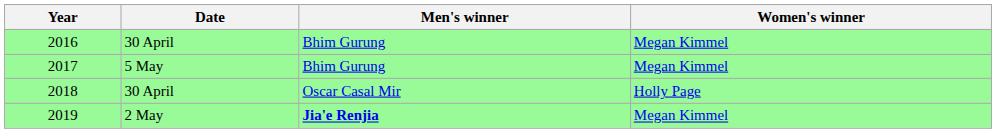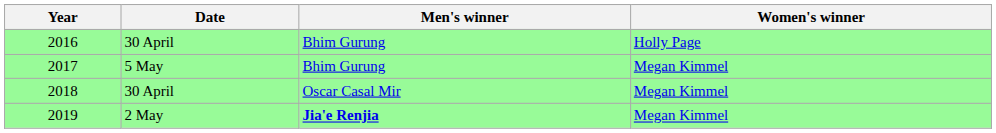(681, 41) Megan Kimmel -> (667, 41) Holly Page
(667, 91) Holly Page -> (681, 91) Megan Kimmel
